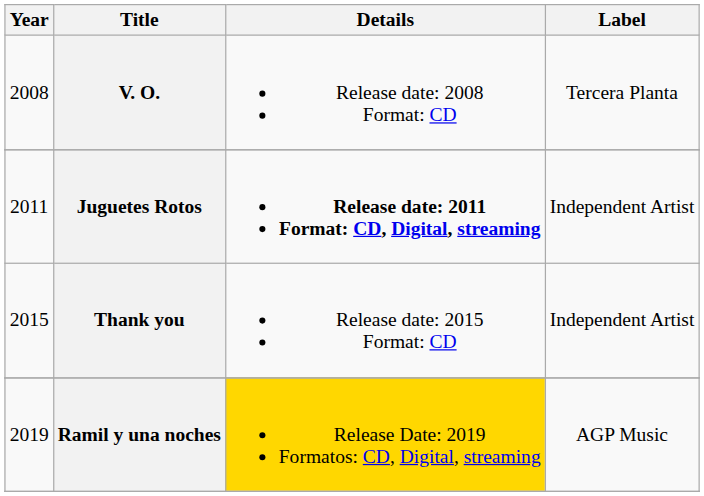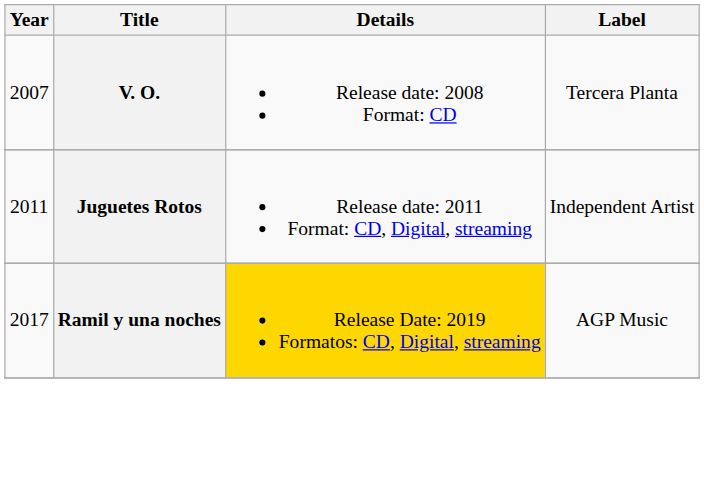(29, 92) 2008 -> (29, 92) 2007
(385, 217) bold -> (385, 217) normal
- row: (139, 320)
(29, 434) 2019 -> (29, 320) 2017
